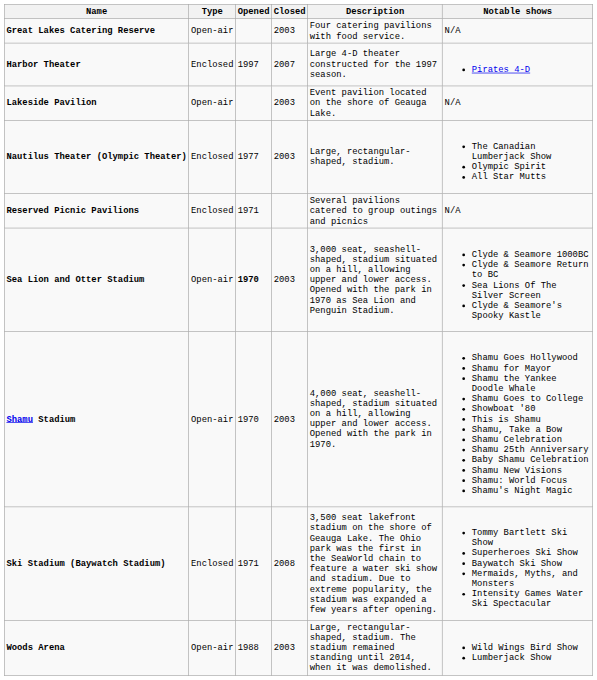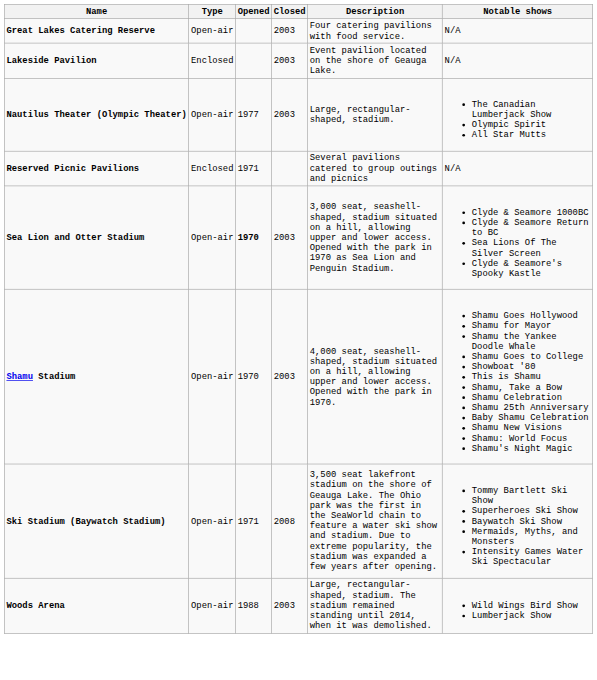- row: (44, 64)
(212, 103) Open-air -> (212, 61) Enclosed
(212, 157) Enclosed -> (212, 115) Open-air
(212, 563) Enclosed -> (212, 521) Open-air
